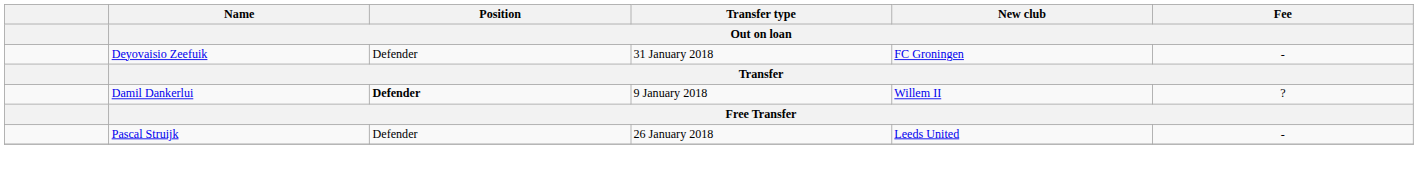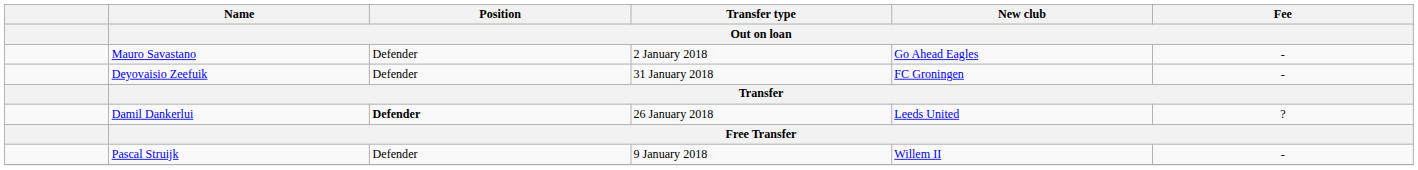+ row: (154, 54)
(670, 93) 9 January 2018 -> (673, 113) 26 January 2018
(918, 93) Willem II -> (927, 113) Leeds United
(673, 133) 26 January 2018 -> (670, 153) 9 January 2018
(927, 133) Leeds United -> (918, 153) Willem II
